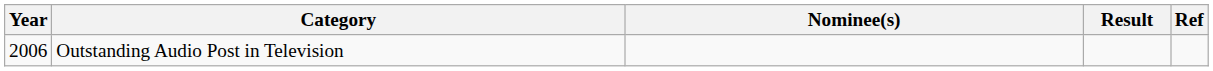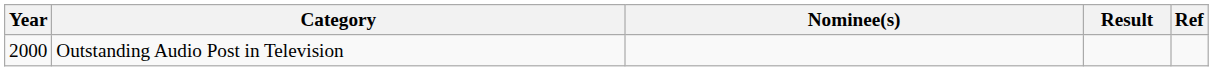(28, 50) 2006 -> (28, 50) 2000
